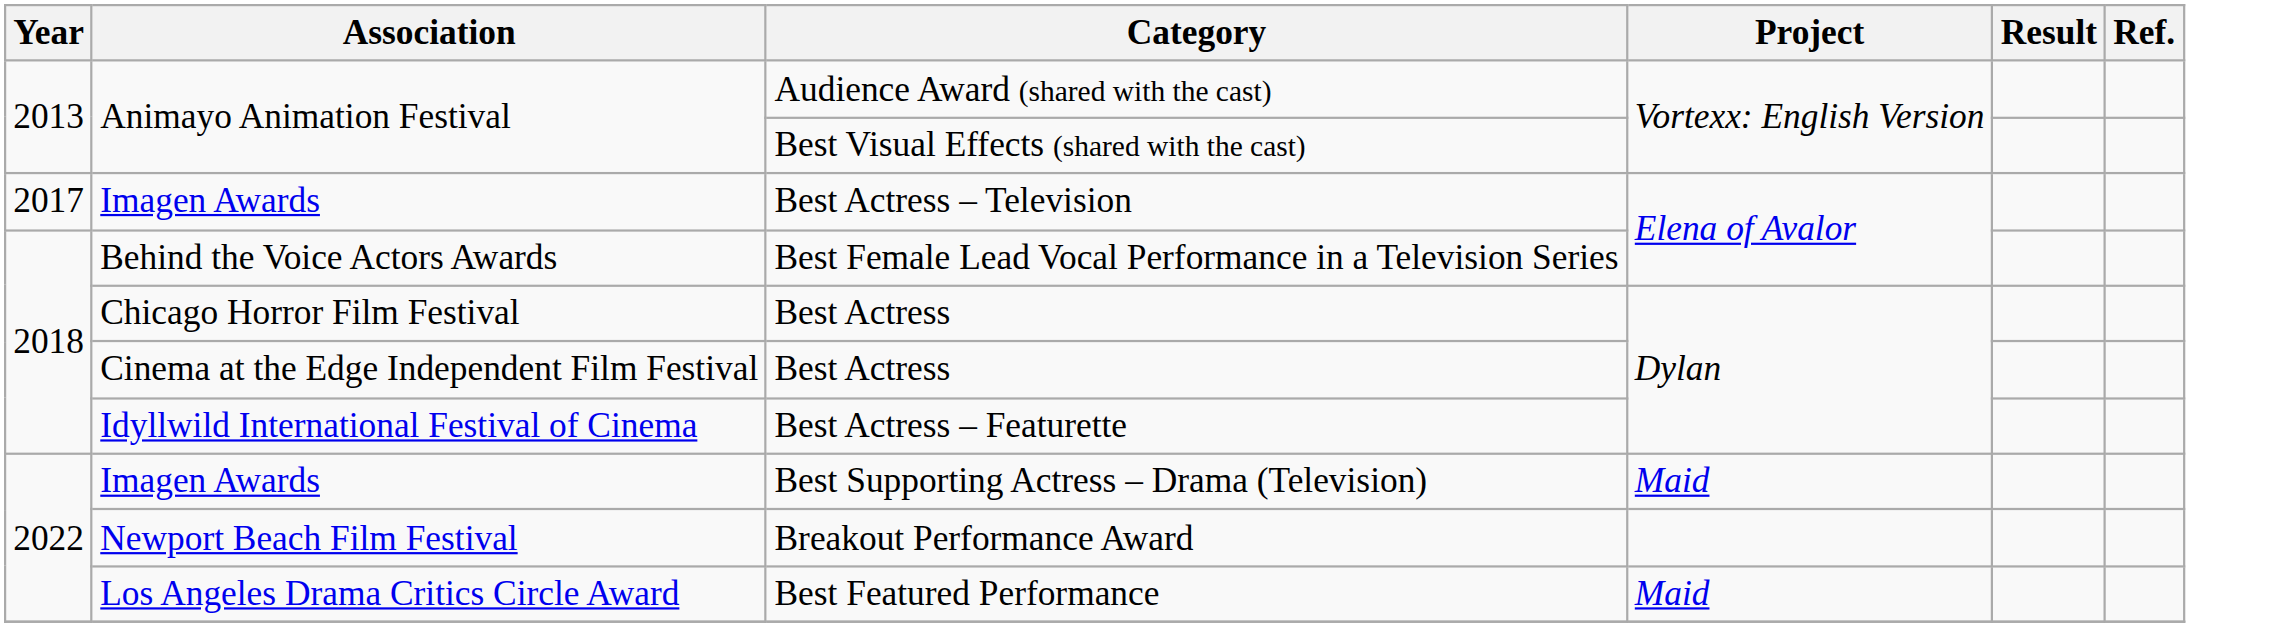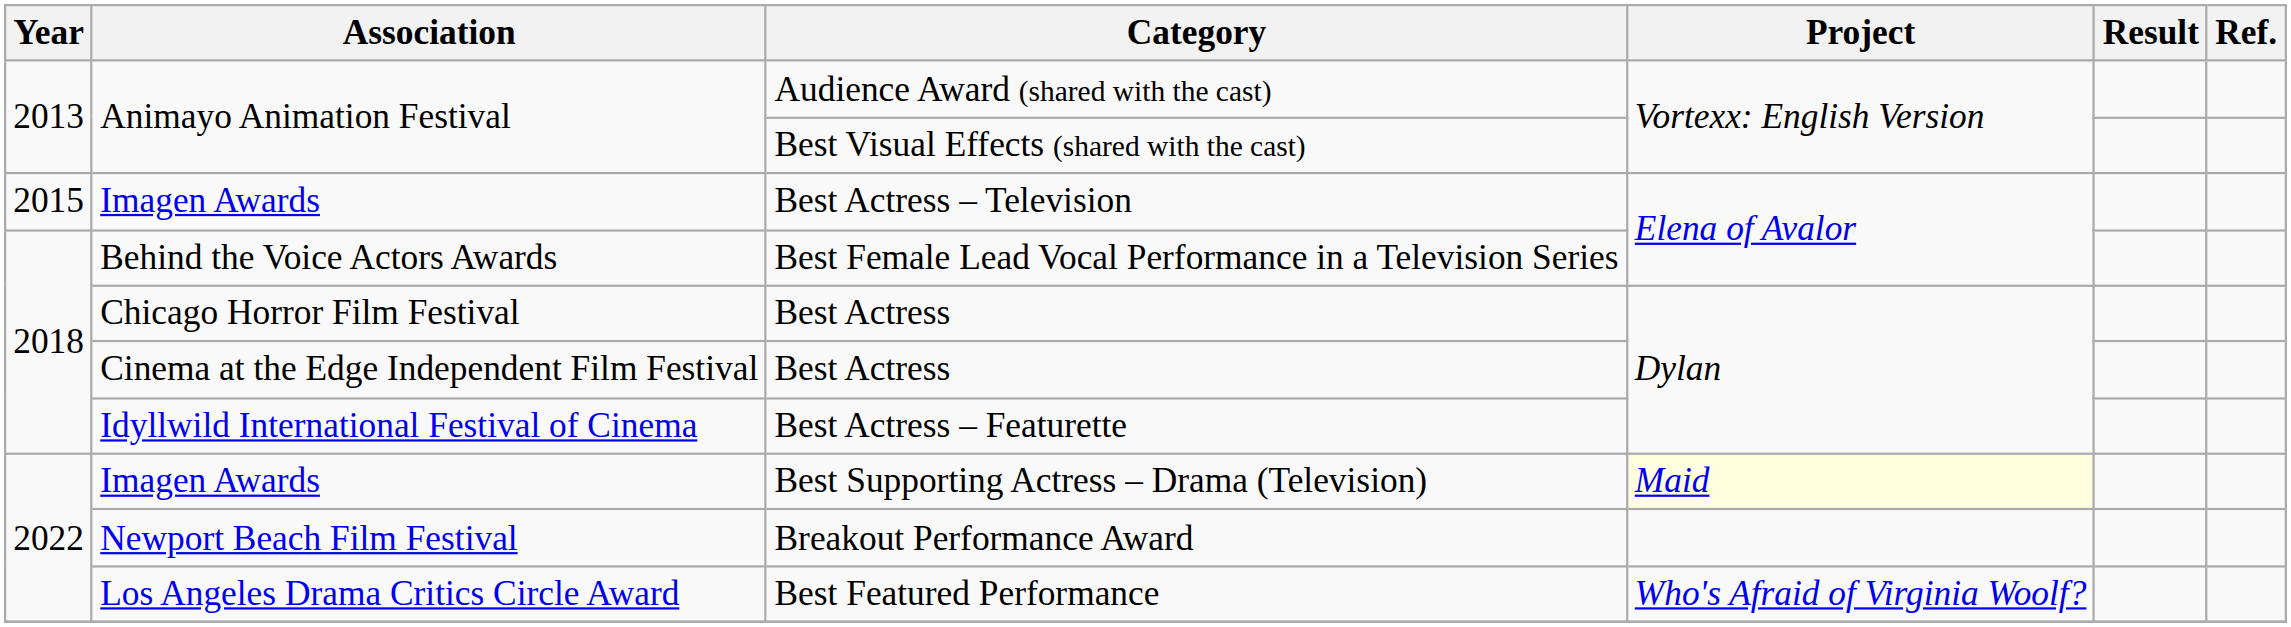(49, 200) 2017 -> (49, 200) 2015
(1672, 481) no background -> (1672, 481) lightyellow background
(1672, 593) Maid -> (1861, 593) Who's Afraid of Virginia Woolf?
